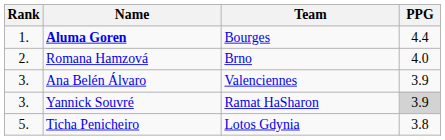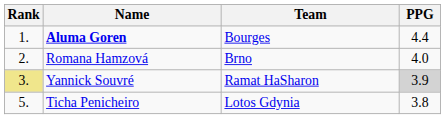- row: (96, 80)
(24, 102) no background -> (24, 80) khaki background
